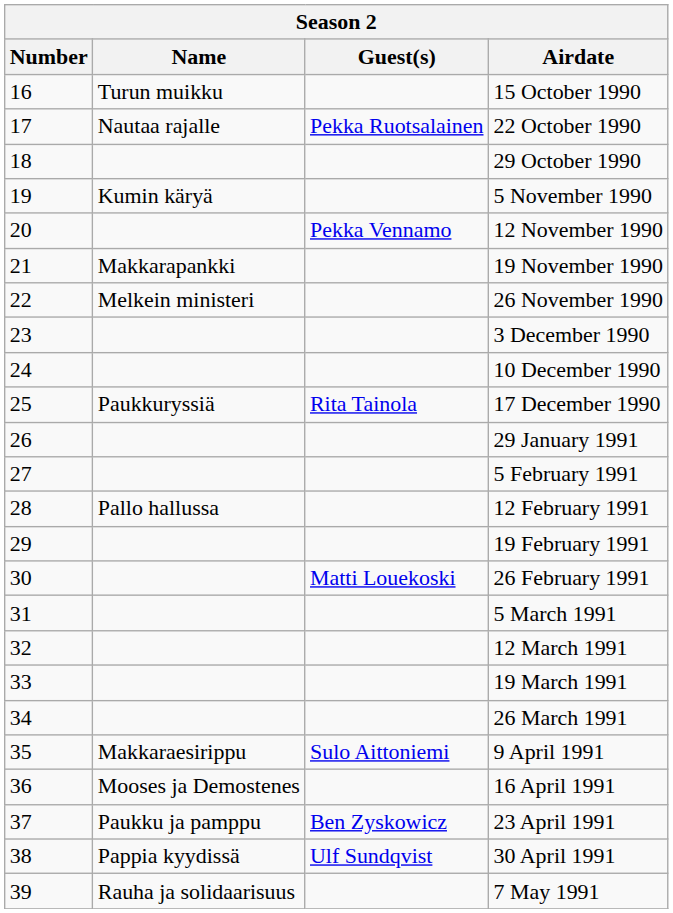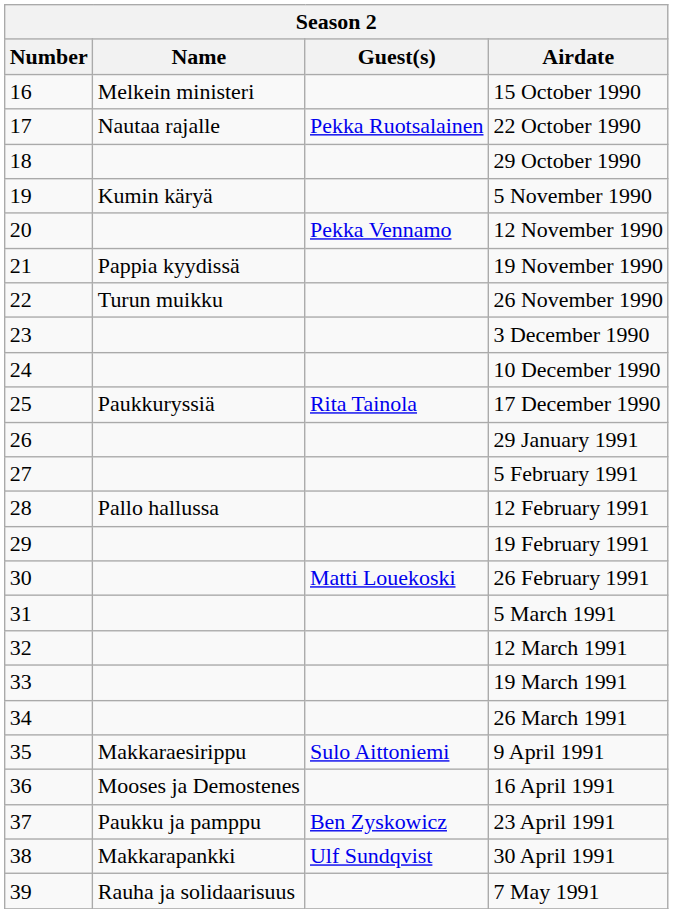(160, 91) Turun muikku -> (176, 91) Melkein ministeri
(167, 265) Makkarapankki -> (169, 265) Pappia kyydissä
(176, 299) Melkein ministeri -> (160, 299) Turun muikku
(169, 856) Pappia kyydissä -> (167, 856) Makkarapankki
